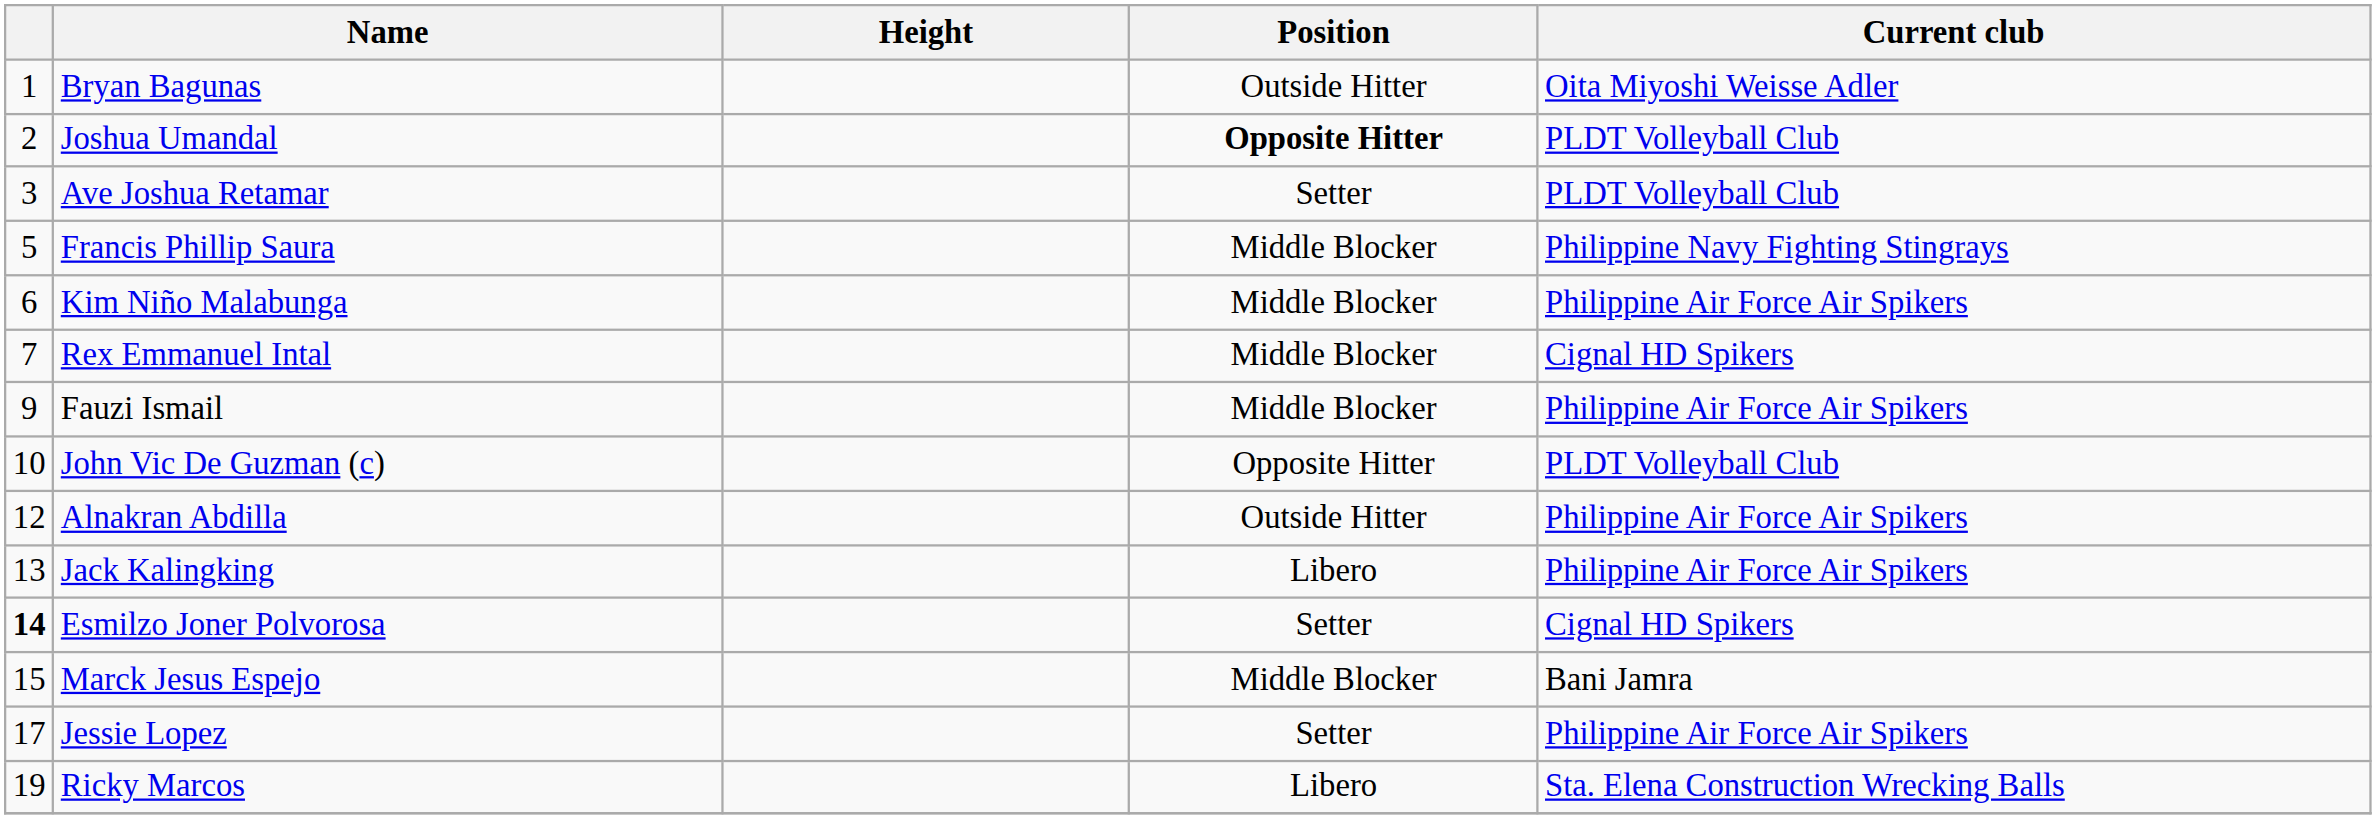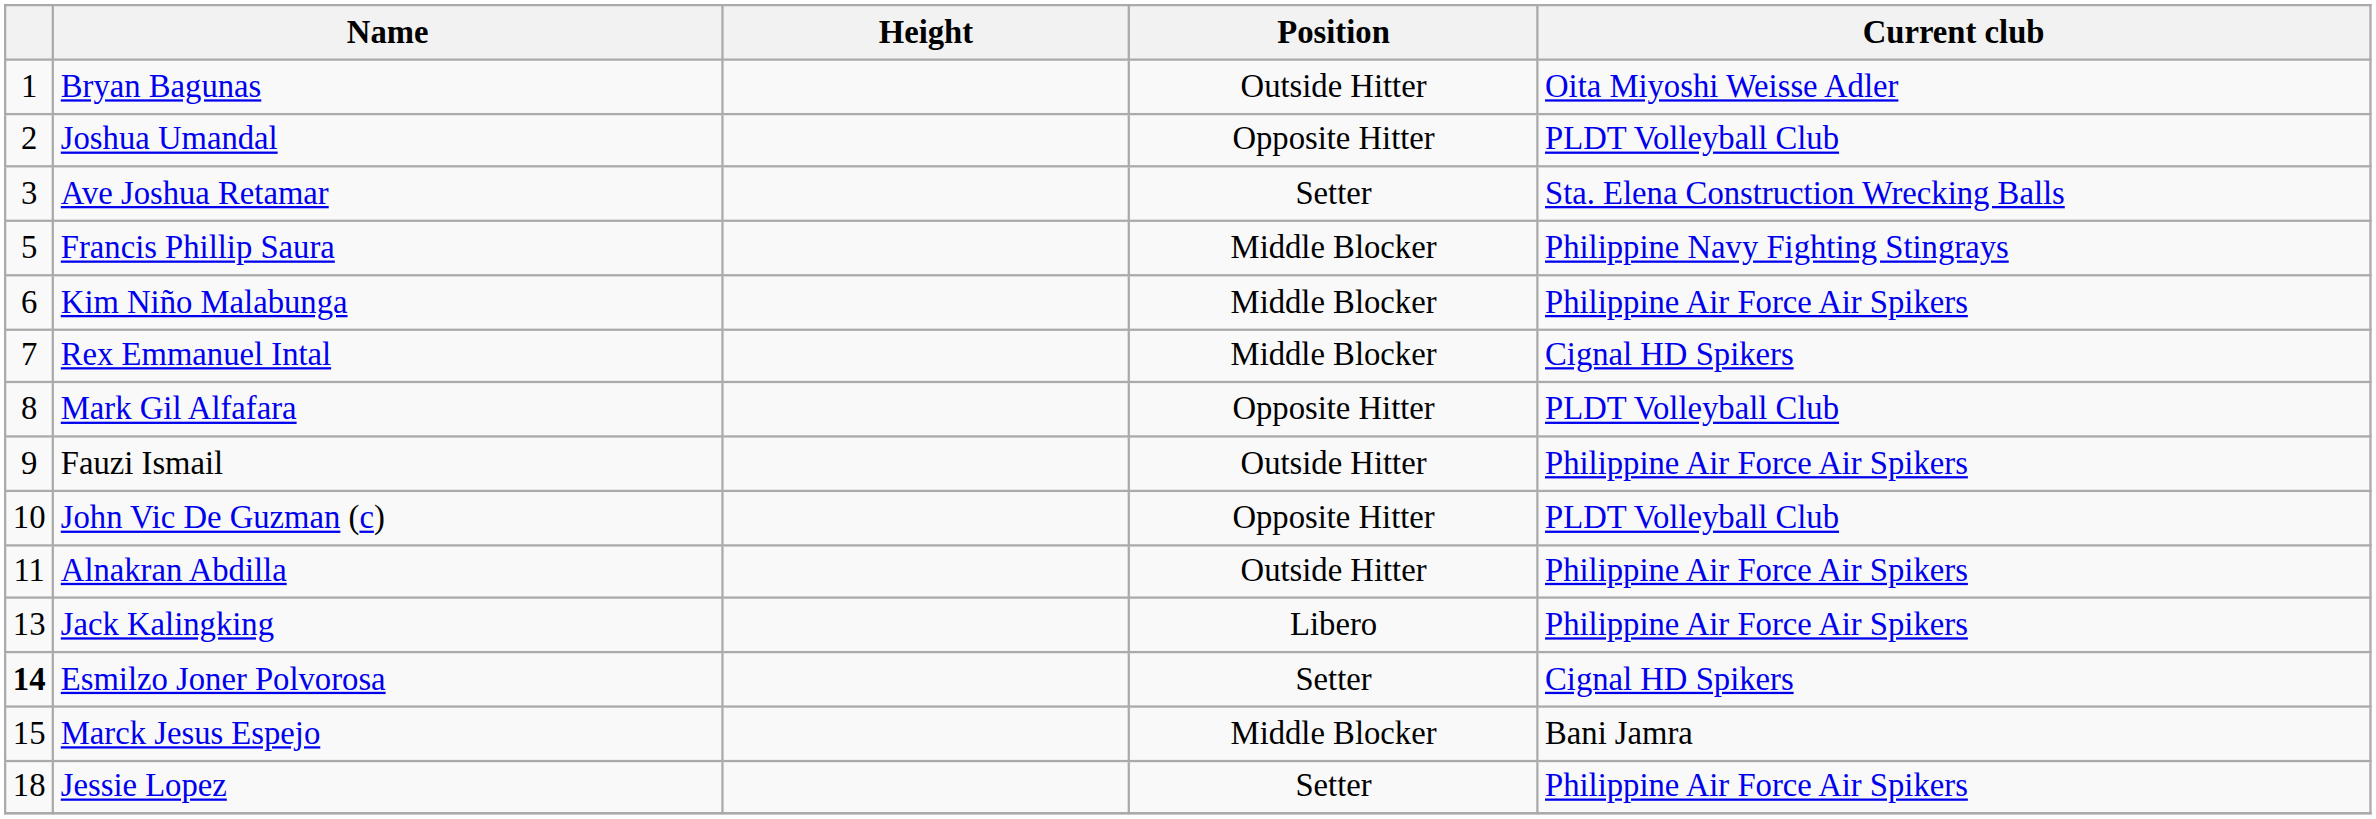(1334, 139) bold -> (1334, 139) normal
(1692, 193) PLDT Volleyball Club -> (1805, 193) Sta. Elena Construction Wrecking Balls
+ row: (179, 409)
(1334, 409) Middle Blocker -> (1334, 463) Outside Hitter
(29, 517) 12 -> (29, 570) 11
(29, 732) 17 -> (29, 786) 18
- row: (153, 786)
